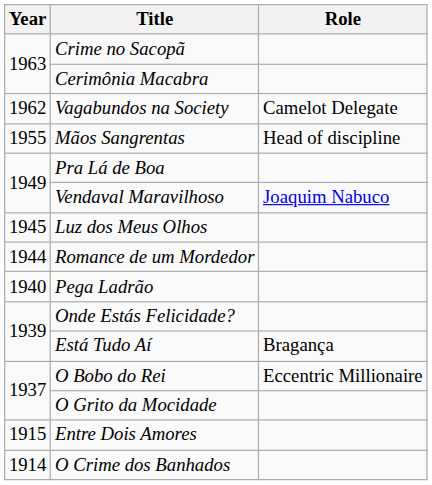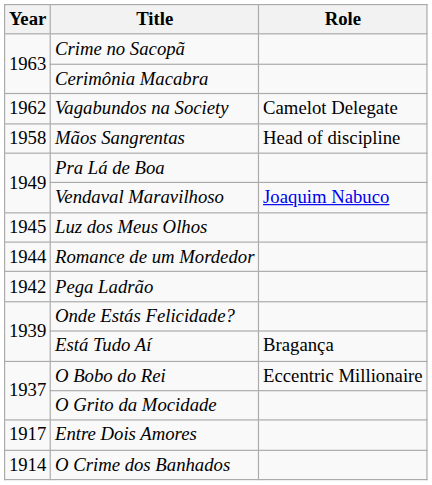(28, 138) 1955 -> (28, 138) 1958
(28, 286) 1940 -> (28, 286) 1942
(28, 434) 1915 -> (28, 434) 1917
